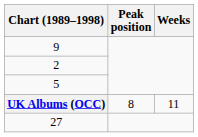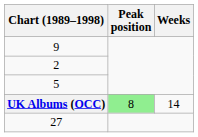(131, 103) no background -> (131, 103) lightgreen background
(174, 103) 11 -> (174, 103) 14
